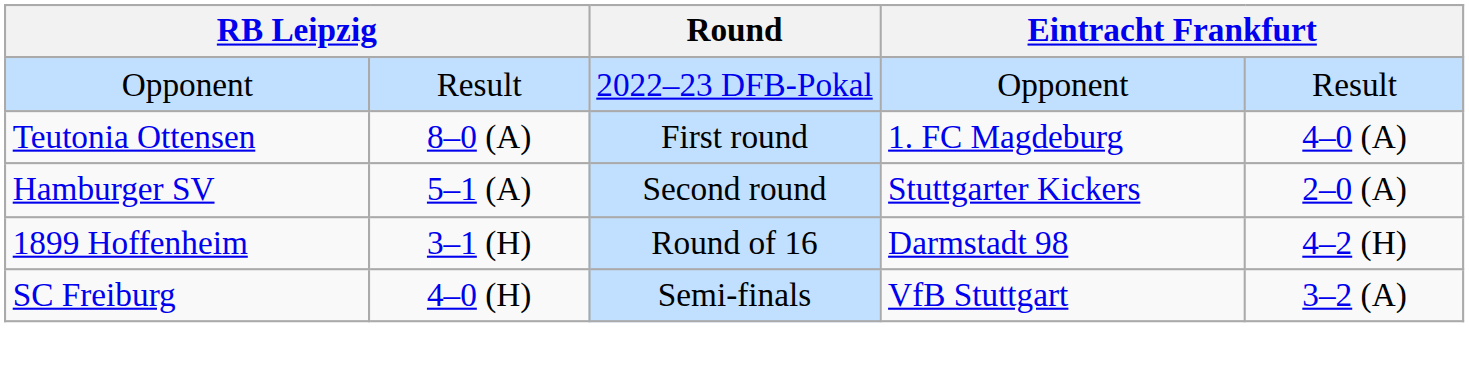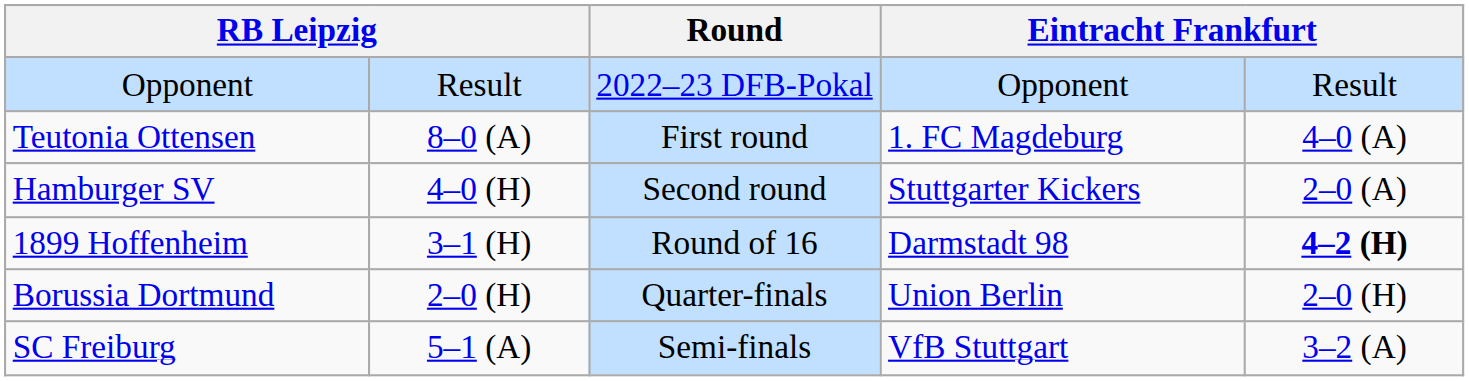(479, 189) 5–1 (A) -> (479, 189) 4–0 (H)
(1355, 242) normal -> (1355, 242) bold
+ row: (144, 294)
(479, 294) 4–0 (H) -> (479, 347) 5–1 (A)
